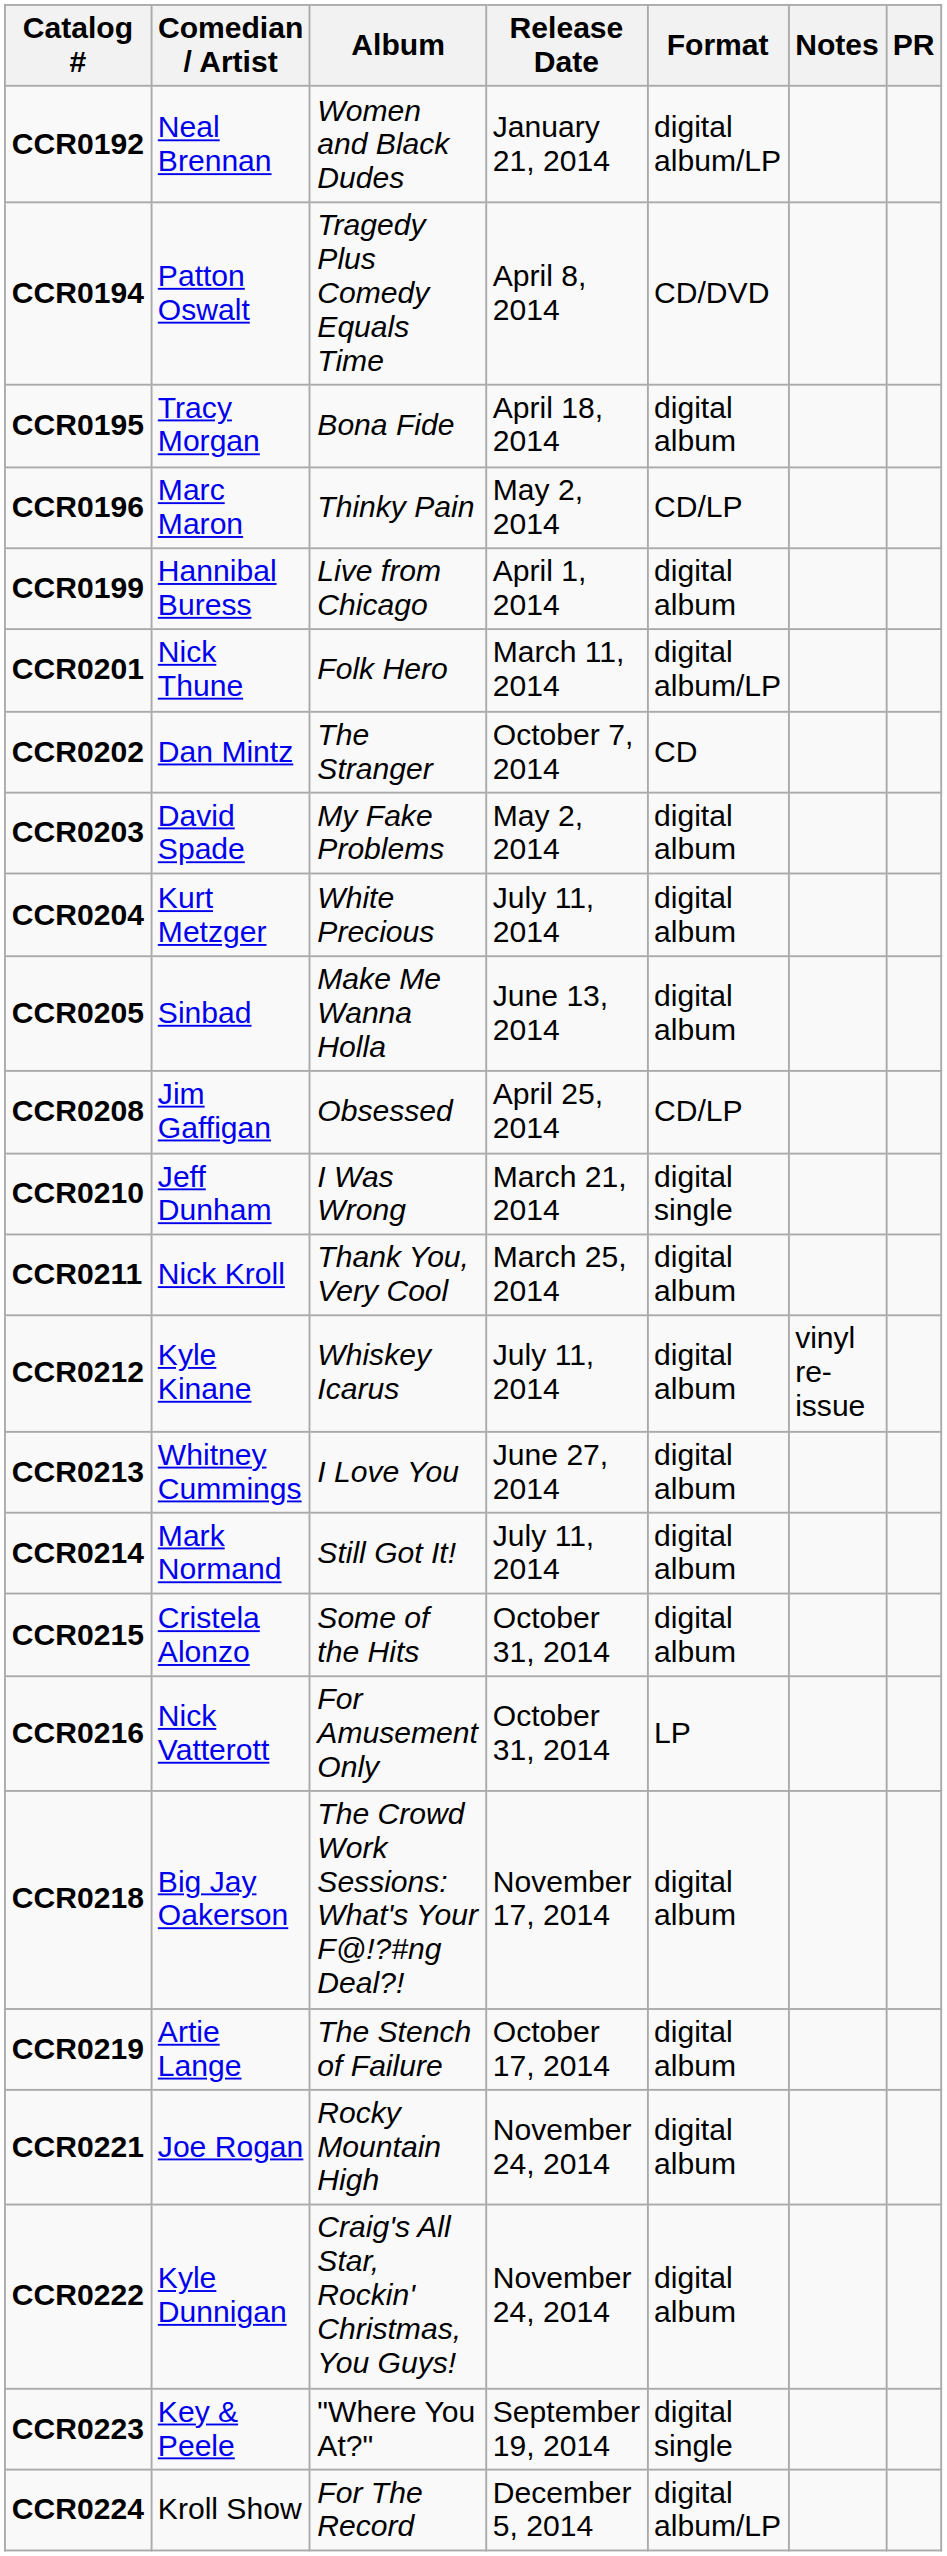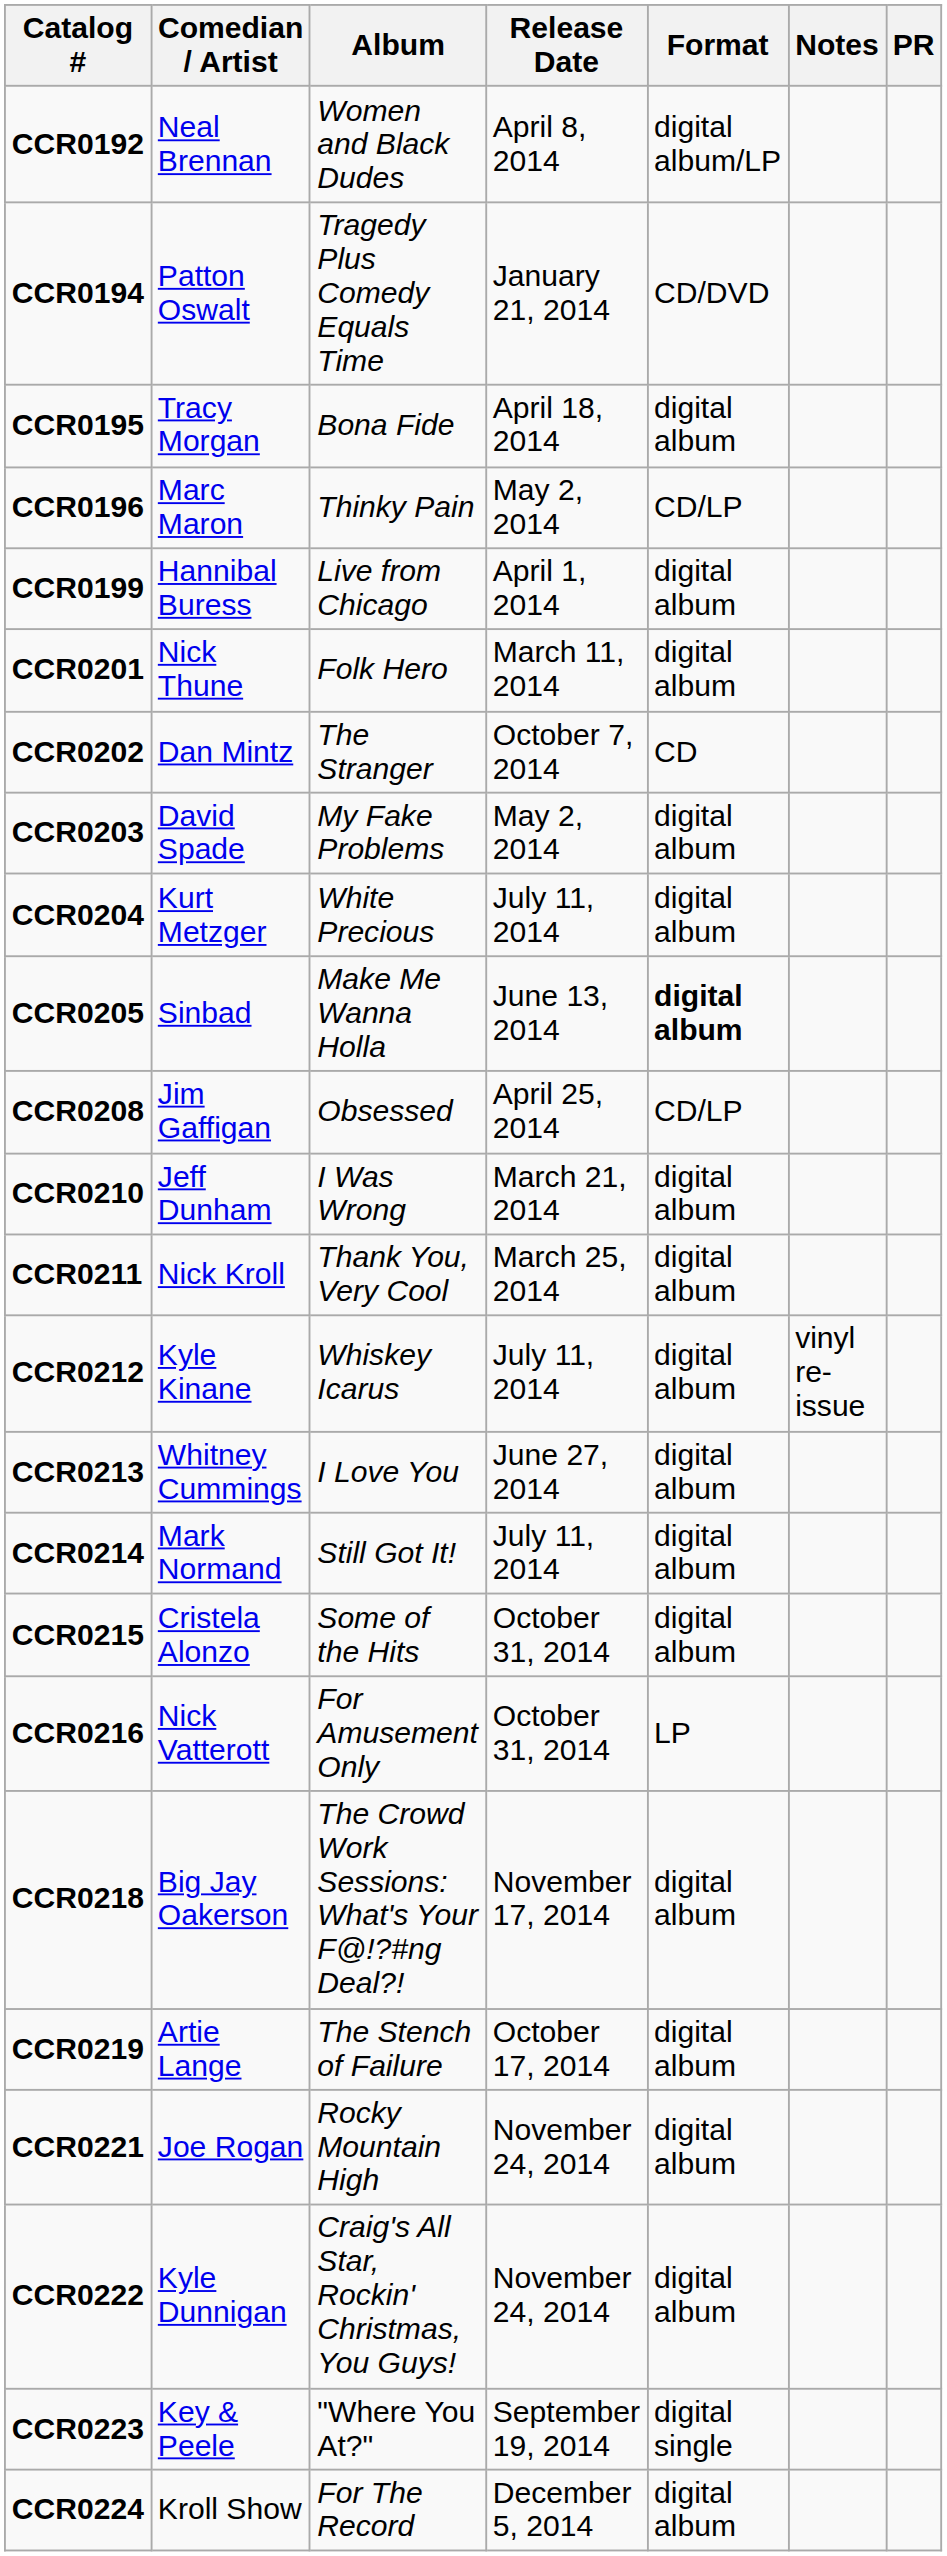(551, 143) January 21, 2014 -> (540, 143) April 8, 2014
(540, 292) April 8, 2014 -> (551, 292) January 21, 2014
(718, 669) digital album/LP -> (695, 669) digital album
(695, 1013) normal -> (698, 1013) bold
(693, 1193) digital single -> (695, 1193) digital album
(718, 2509) digital album/LP -> (695, 2509) digital album
